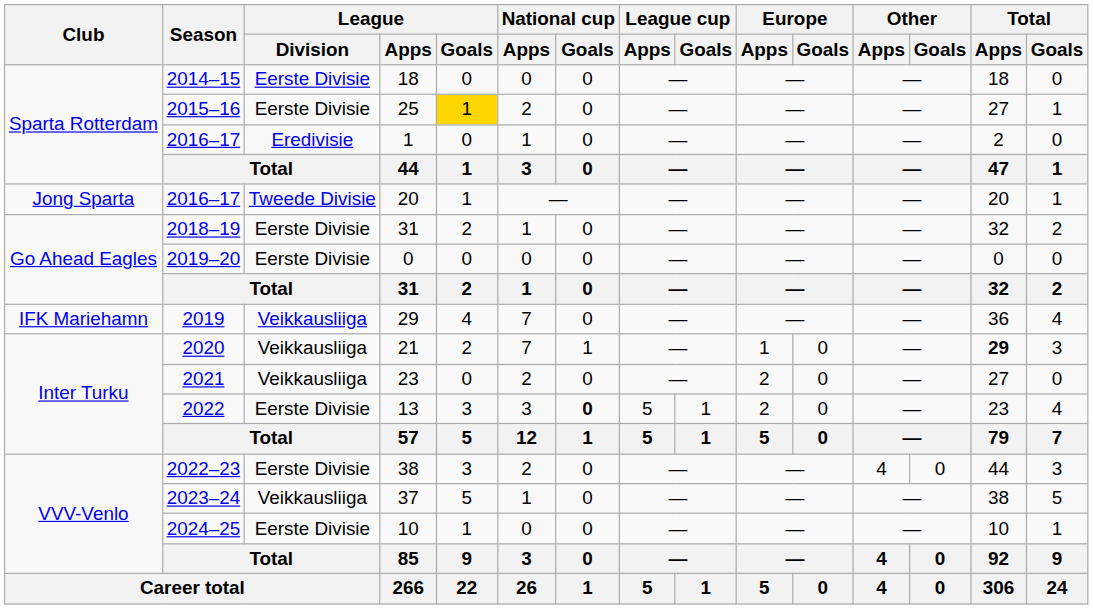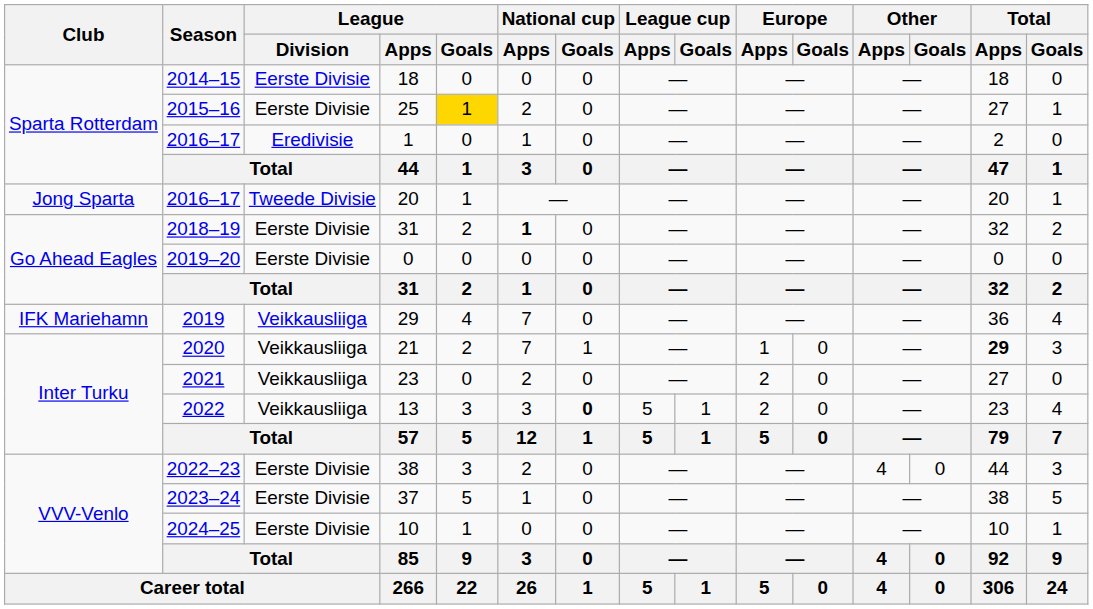(526, 229) normal -> (526, 229) bold
(312, 408) Eerste Divisie -> (312, 408) Veikkausliiga
(312, 498) Veikkausliiga -> (312, 498) Eerste Divisie
